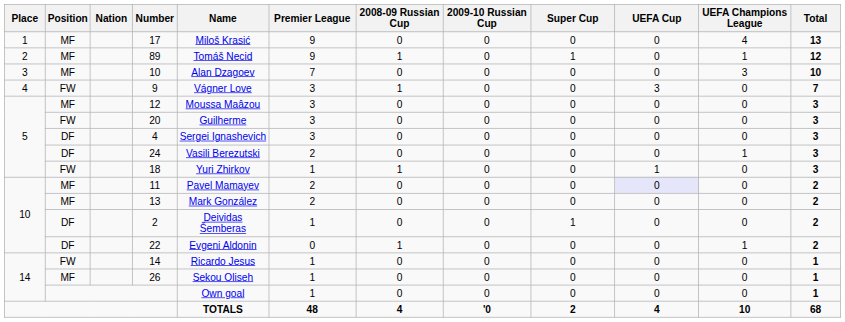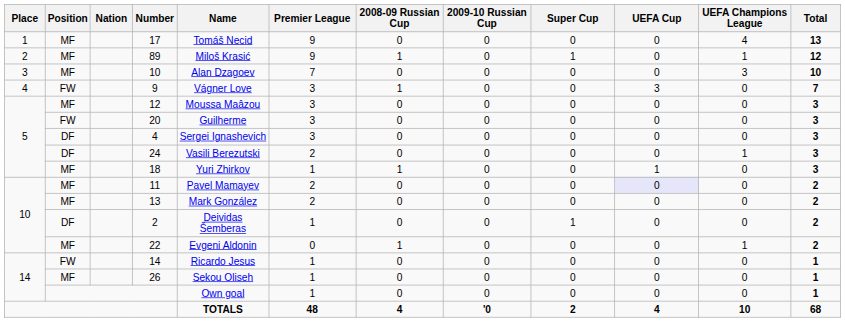(223, 40) Miloš Krasić -> (223, 40) Tomáš Necid
(223, 56) Tomáš Necid -> (223, 56) Miloš Krasić
(68, 169) FW -> (68, 169) MF
(68, 245) DF -> (68, 245) MF
